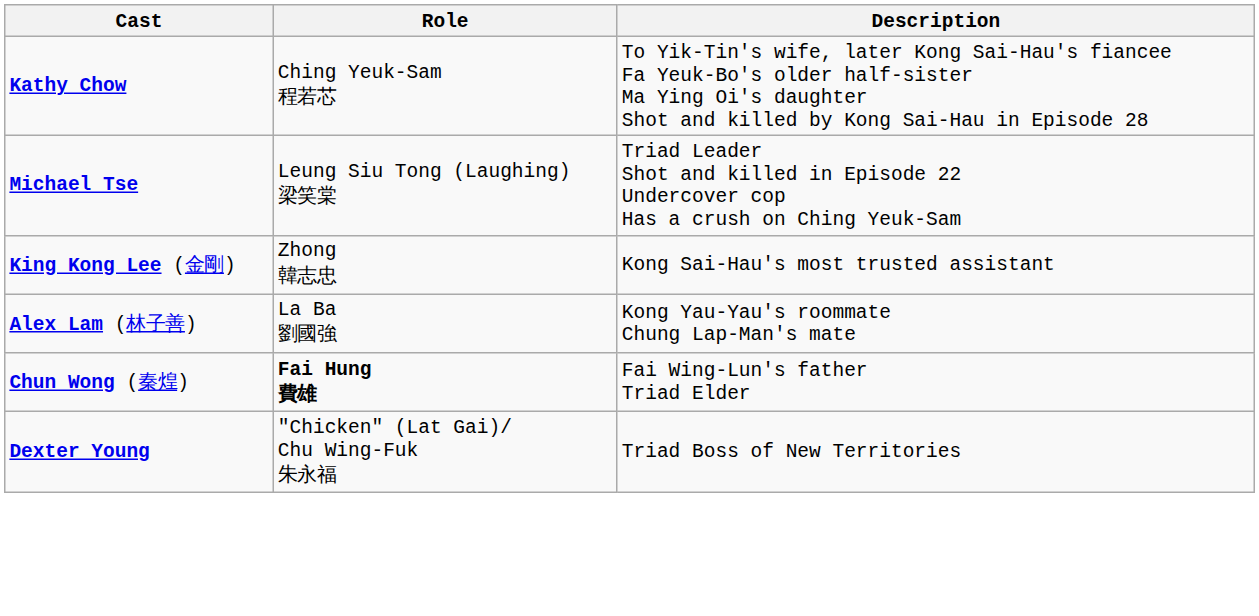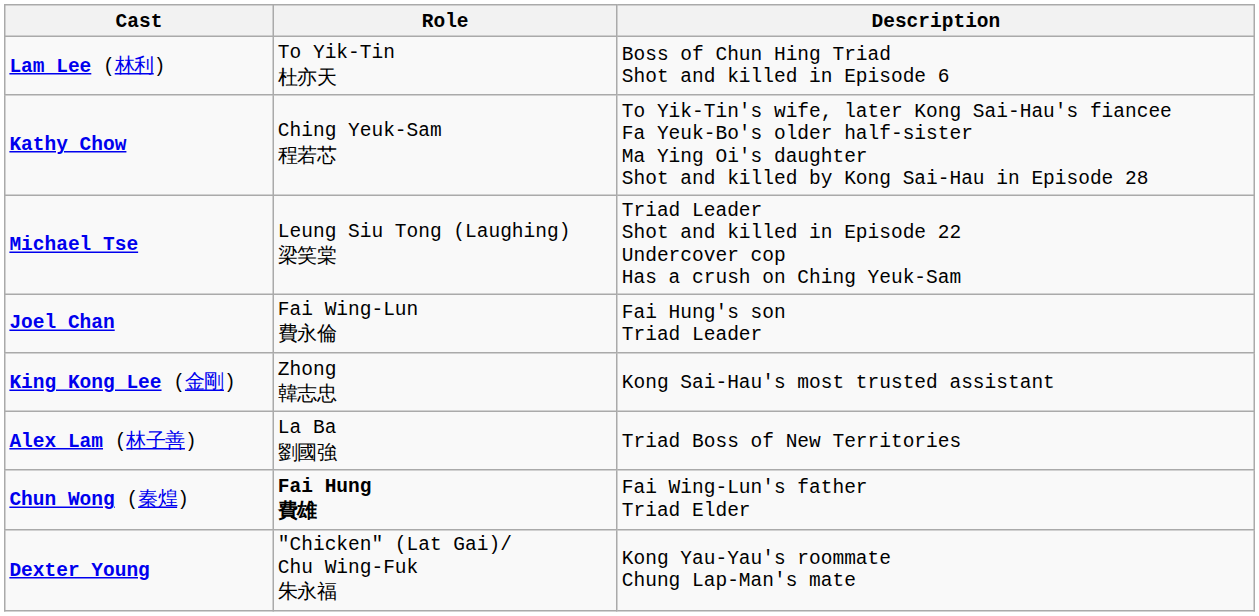+ row: (87, 67)
+ row: (62, 323)
(756, 323) Kong Yau-Yau's roommate Chung Lap-Man's mate -> (792, 441) Triad Boss of New Territories
(792, 452) Triad Boss of New Territories -> (756, 570) Kong Yau-Yau's roommate Chung Lap-Man's mate
